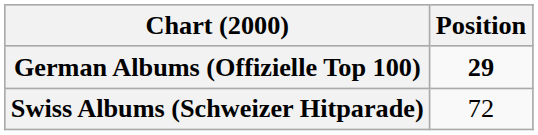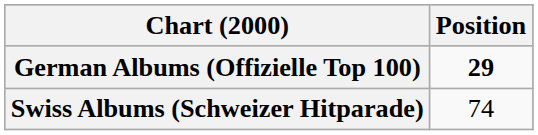(481, 108) 72 -> (481, 108) 74
